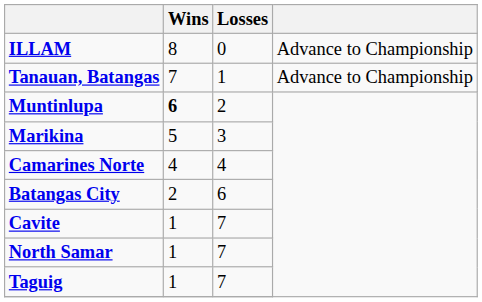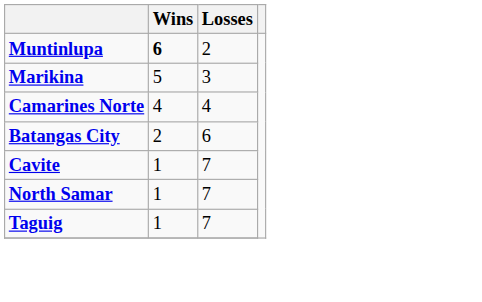- row: (40, 48)
- row: (84, 77)
